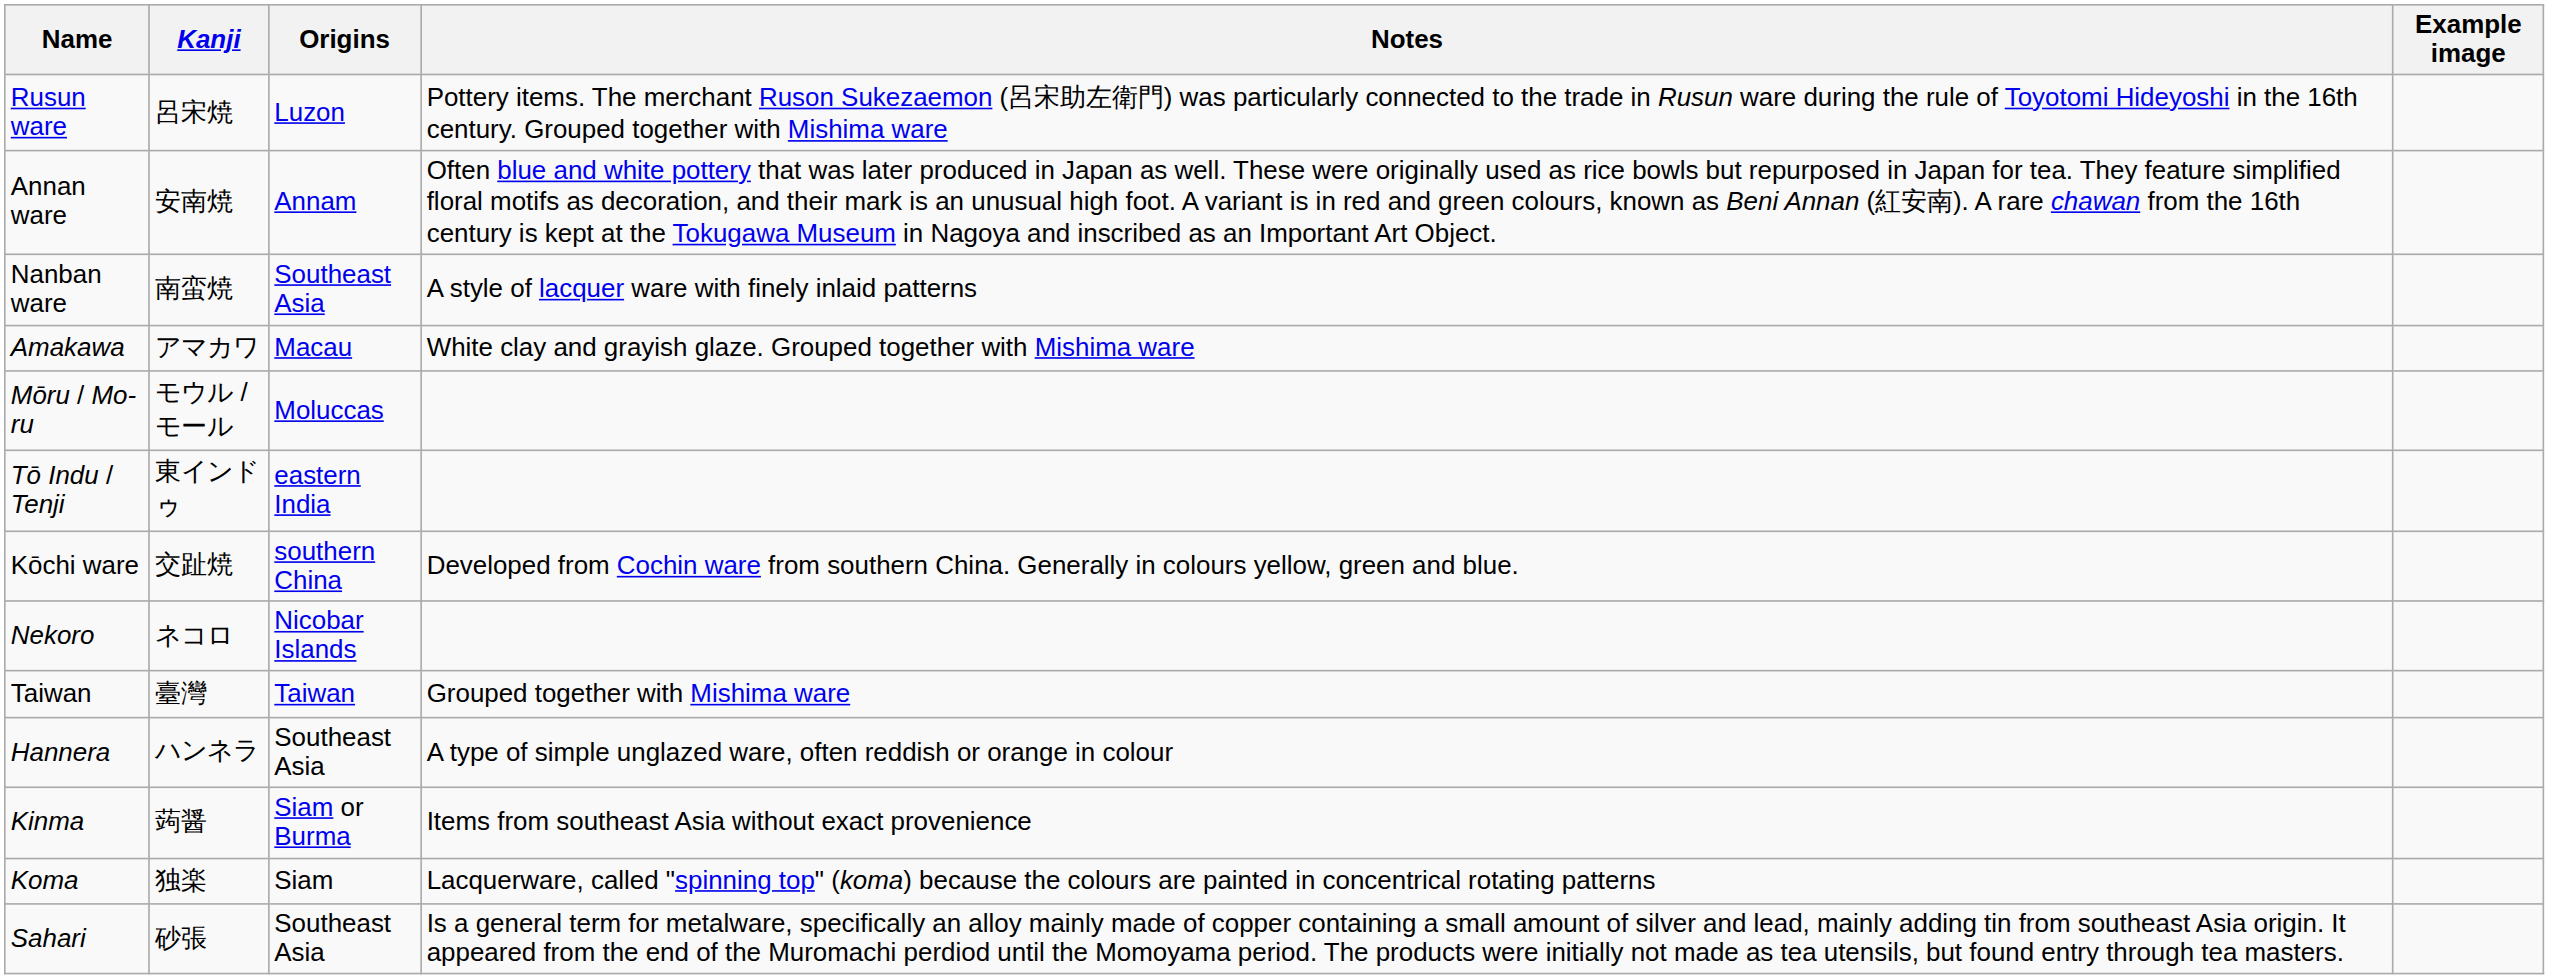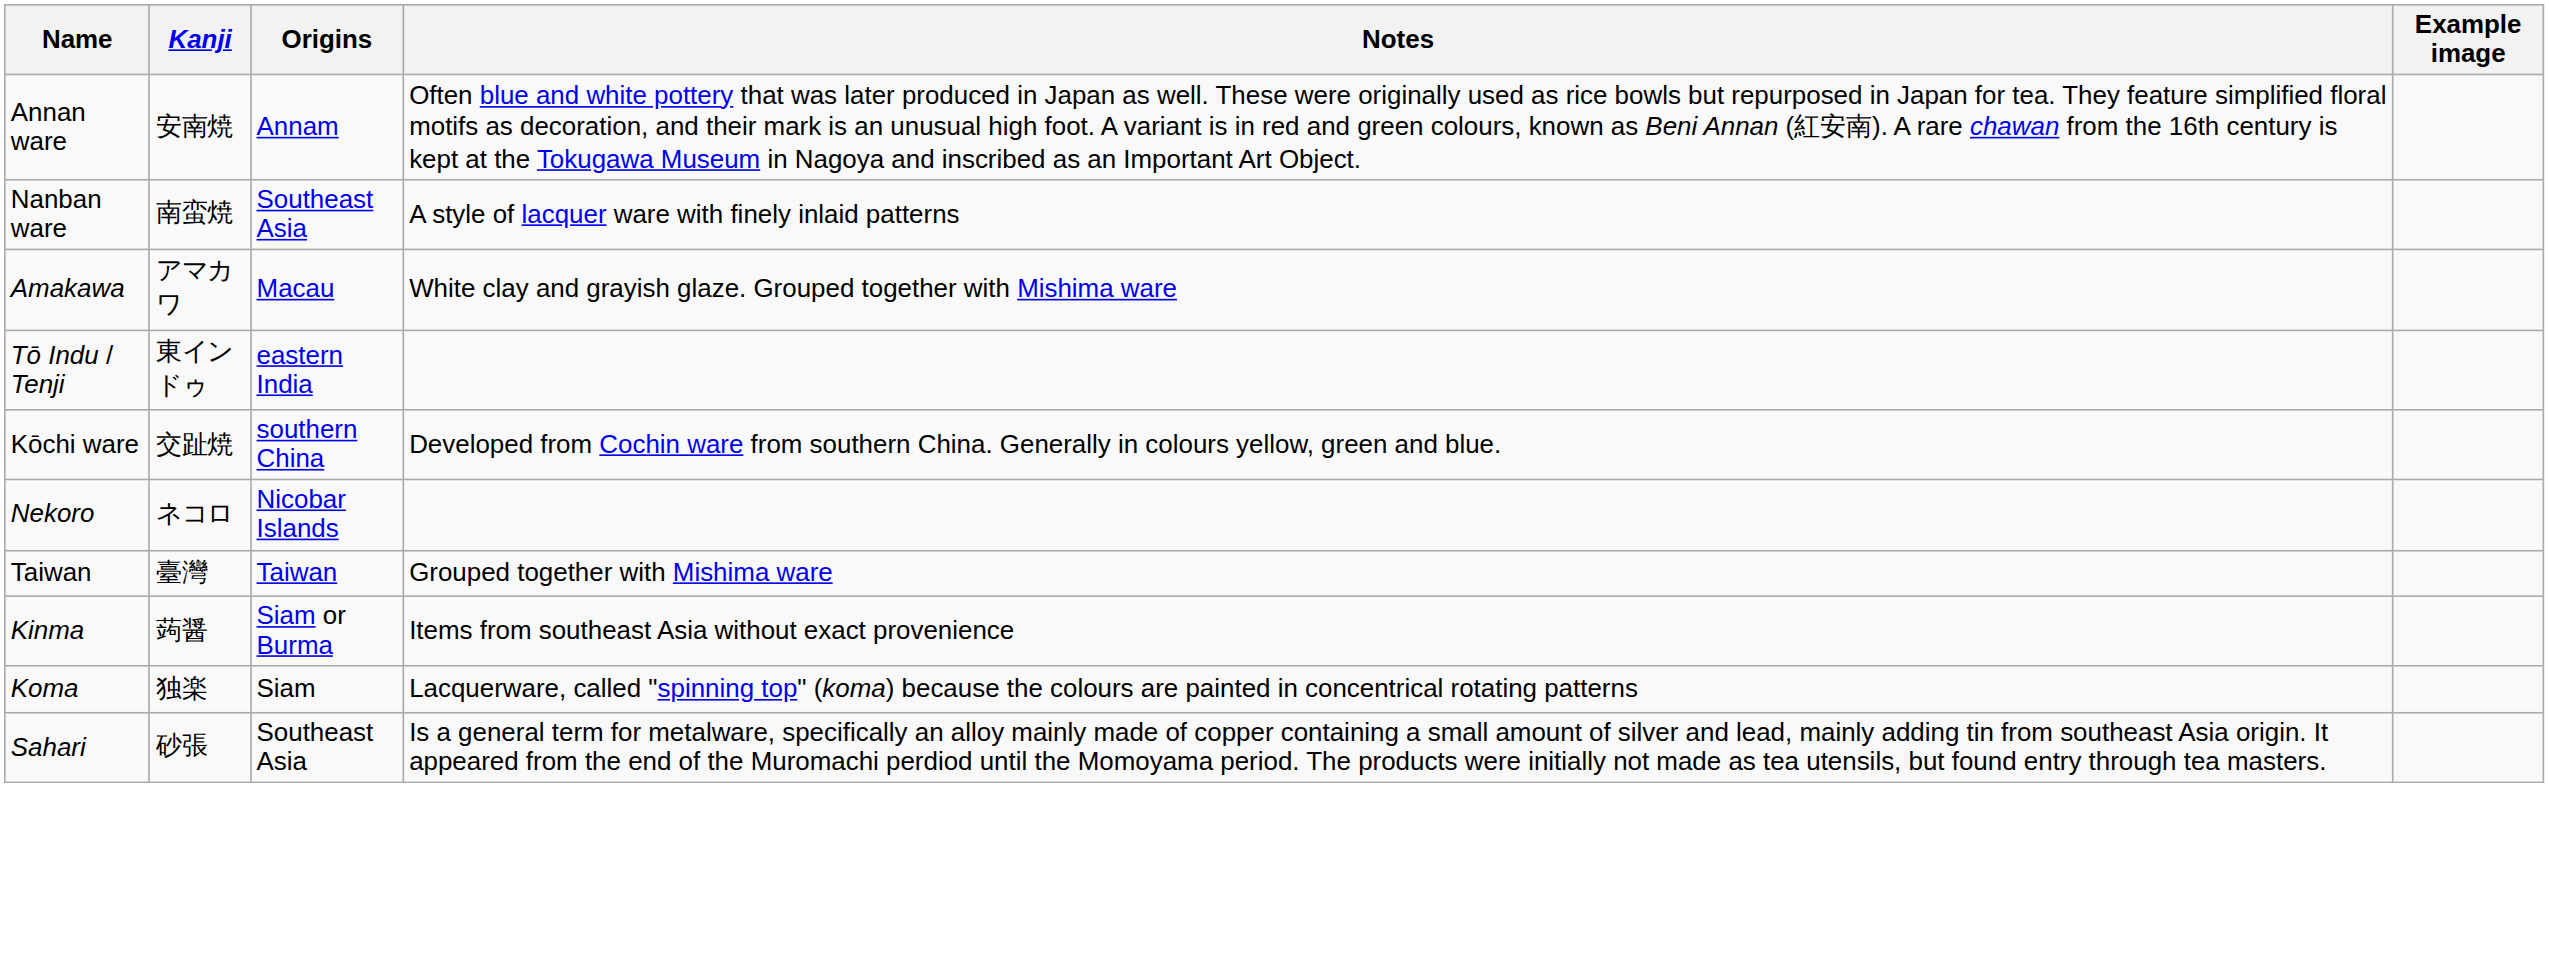- row: (48, 112)
- row: (73, 410)
- row: (60, 752)
